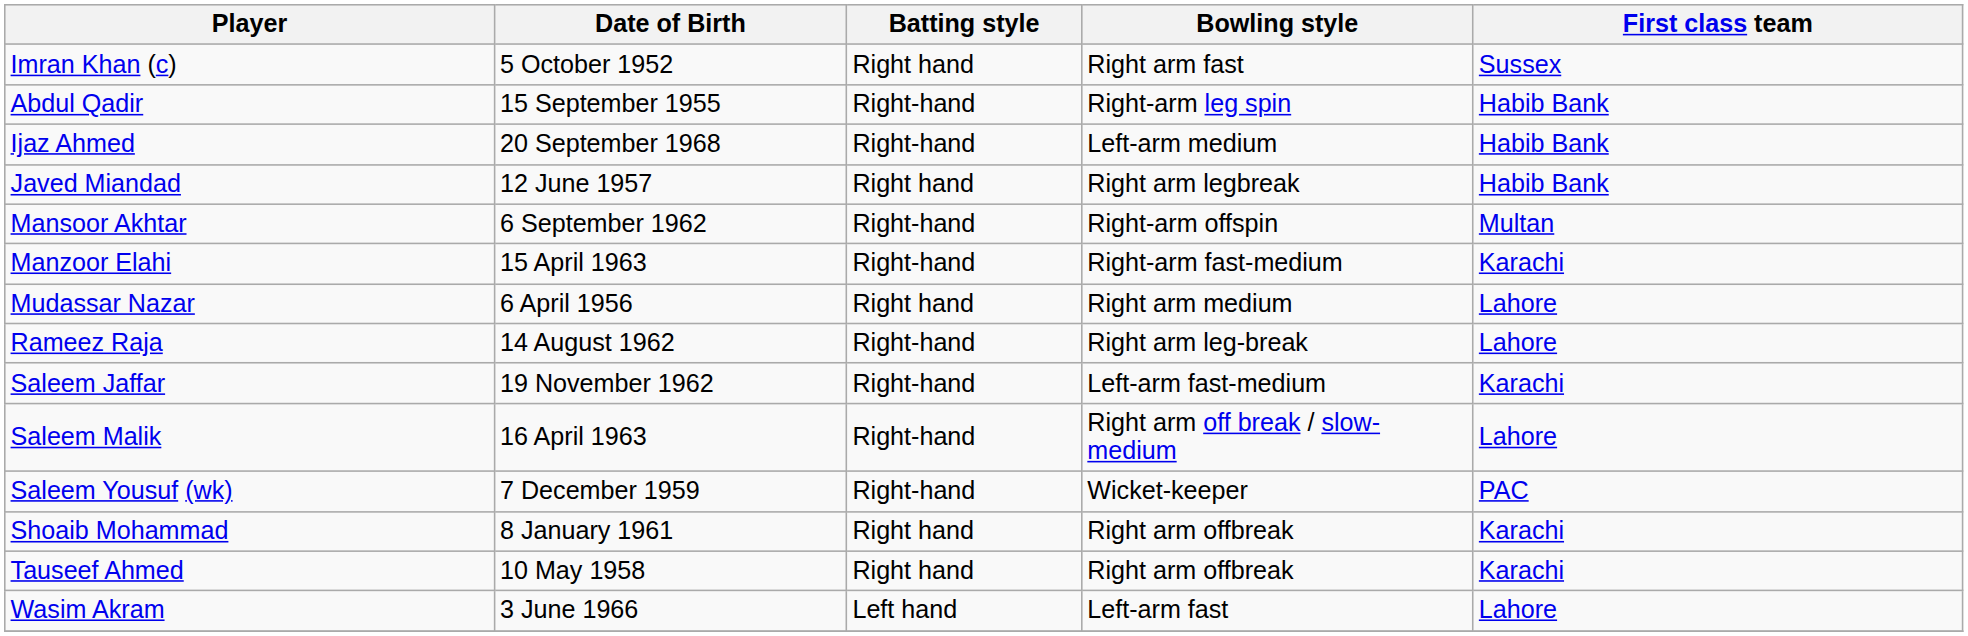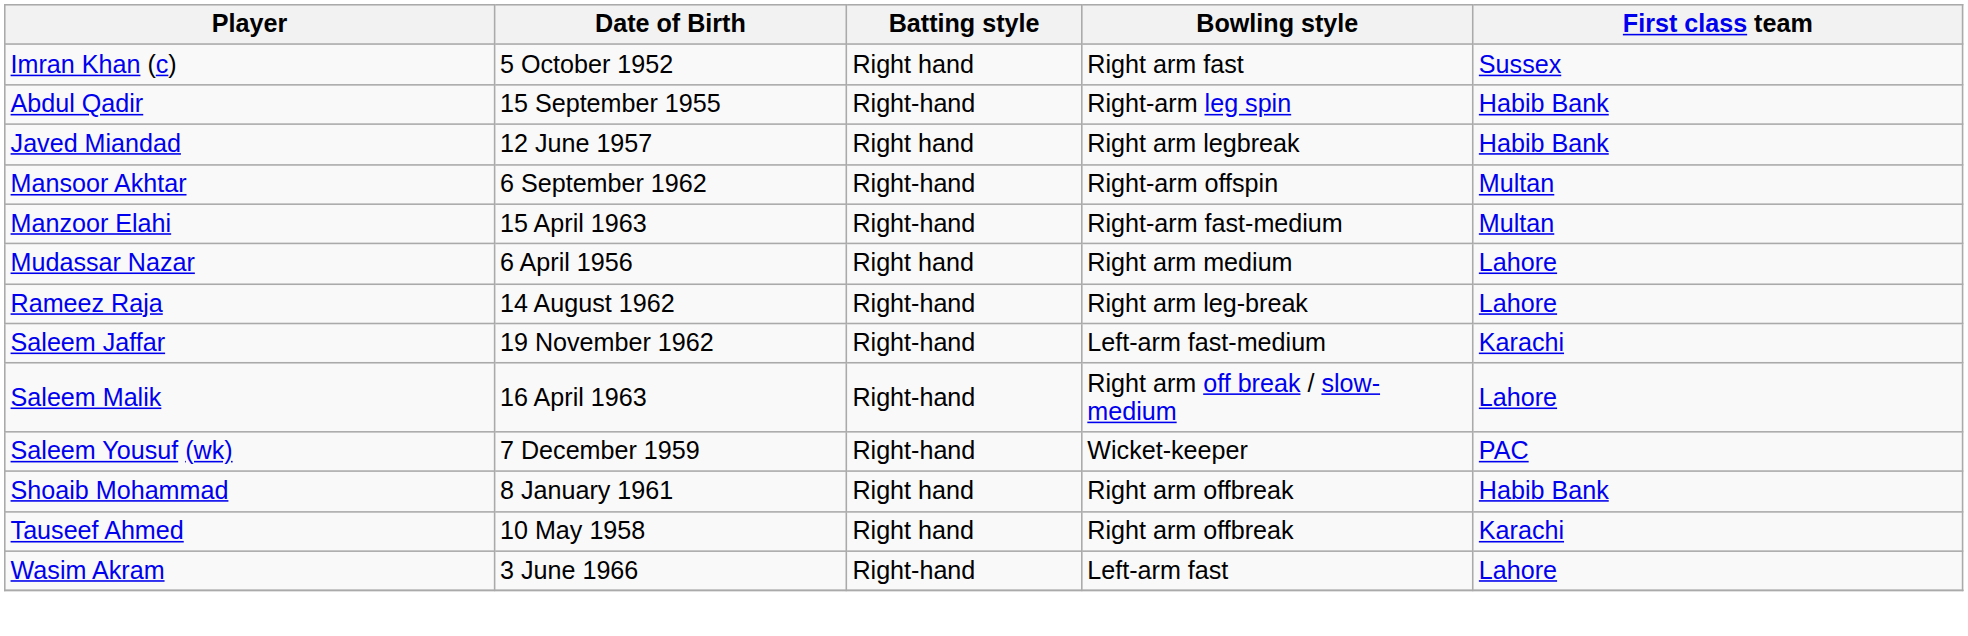- row: (73, 143)
(1521, 263) Karachi -> (1517, 223) Multan
(1521, 530) Karachi -> (1544, 490) Habib Bank
(905, 610) Left hand -> (914, 570) Right-hand
